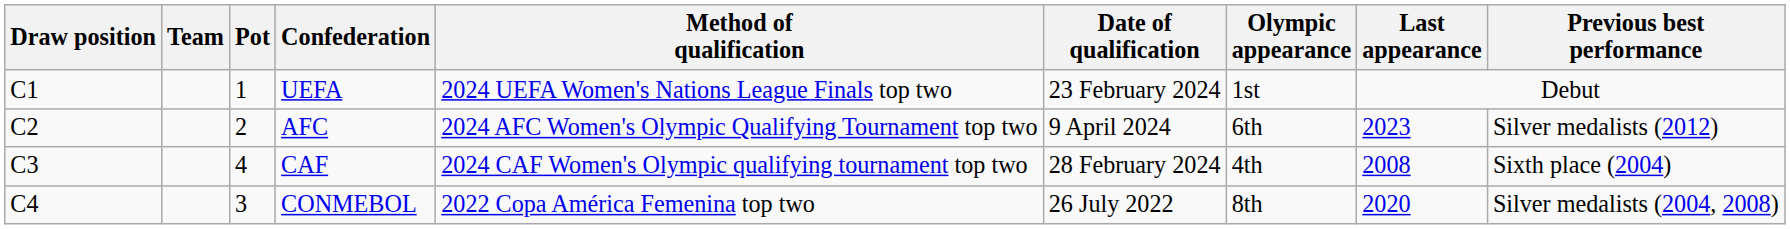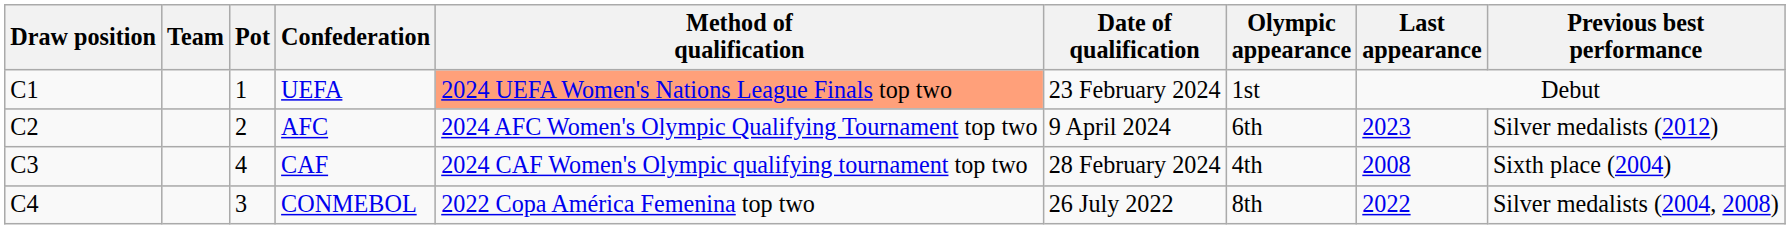(697, 89) no background -> (697, 89) lightsalmon background
(1386, 204) 2020 -> (1386, 204) 2022
